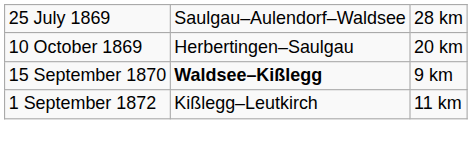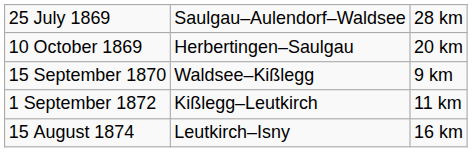(248, 75) bold -> (244, 75) normal
+ row: (71, 132)
